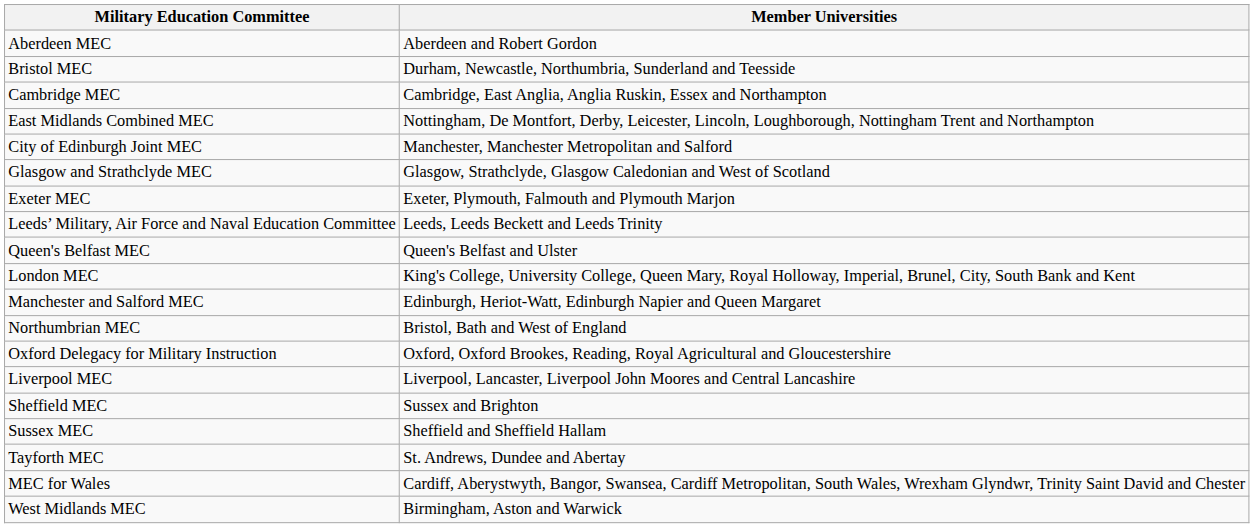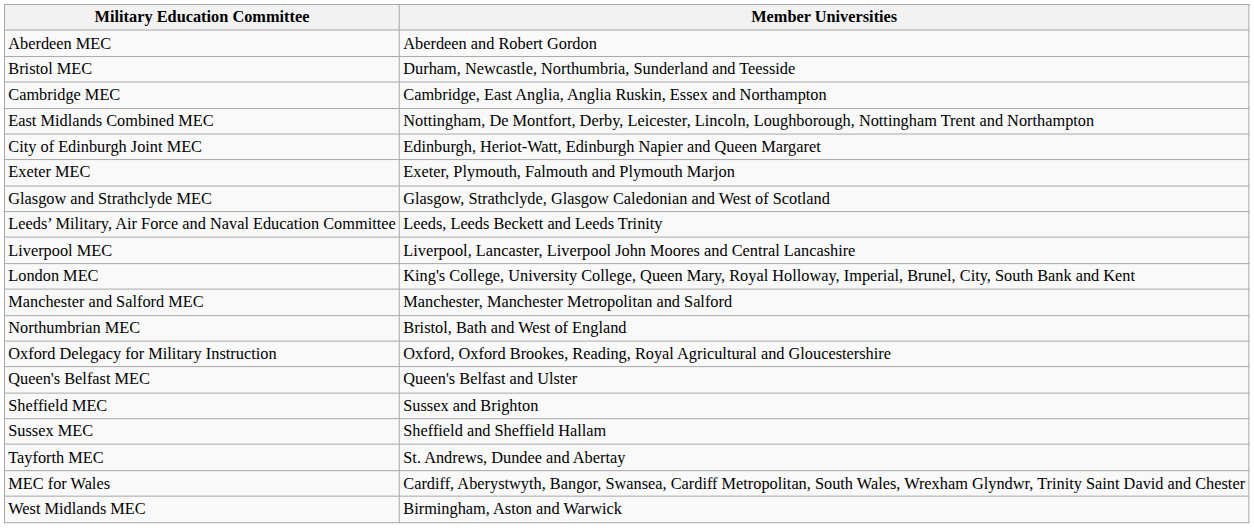(568, 146) Manchester, Manchester Metropolitan and Salford -> (612, 146) Edinburgh, Heriot-Watt, Edinburgh Napier and Queen Margaret
rows swapped: (49, 198) <-> (110, 172)
rows swapped: (60, 379) <-> (79, 250)
(612, 302) Edinburgh, Heriot-Watt, Edinburgh Napier and Queen Margaret -> (568, 302) Manchester, Manchester Metropolitan and Salford
